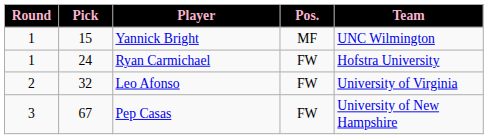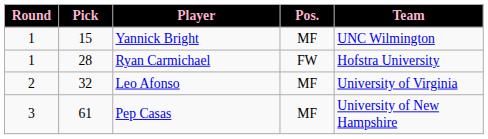(85, 61) 24 -> (85, 61) 28
(307, 83) FW -> (307, 83) MF
(85, 114) 67 -> (85, 114) 61
(307, 114) FW -> (307, 114) MF
